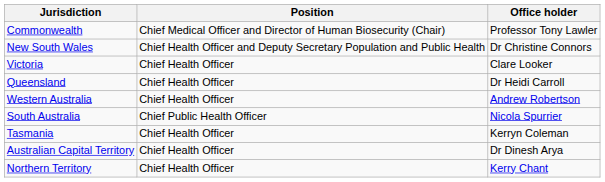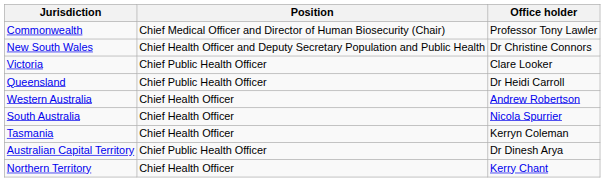(187, 64) Chief Health Officer -> (203, 64) Chief Public Health Officer
(187, 82) Chief Health Officer -> (203, 82) Chief Public Health Officer
(203, 116) Chief Public Health Officer -> (187, 116) Chief Health Officer
(187, 151) Chief Health Officer -> (203, 151) Chief Public Health Officer
